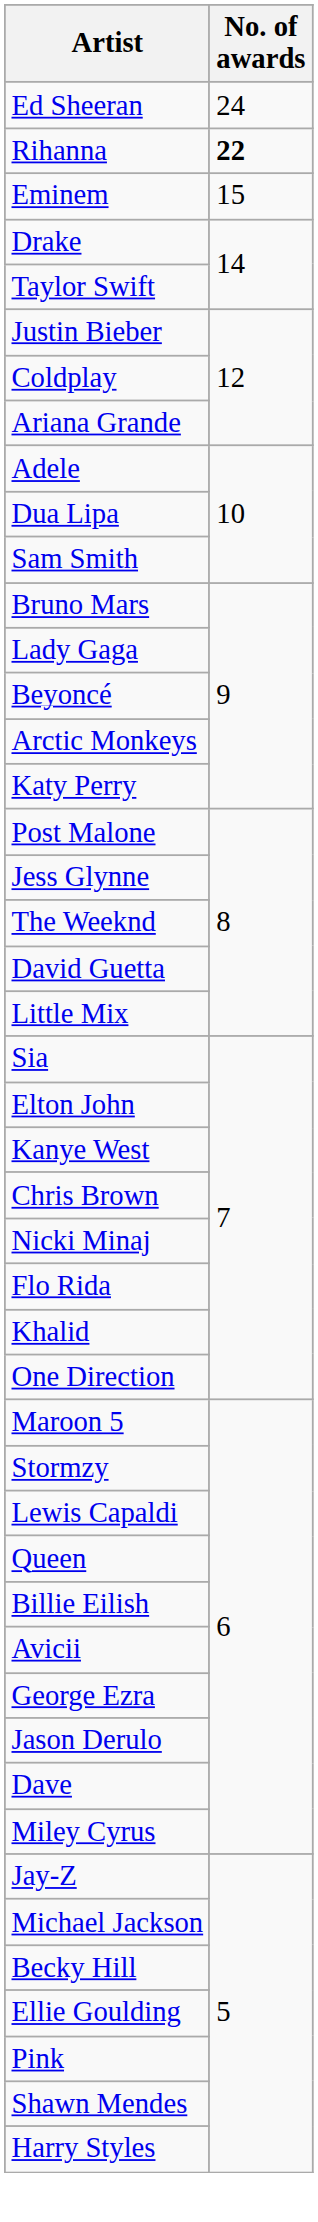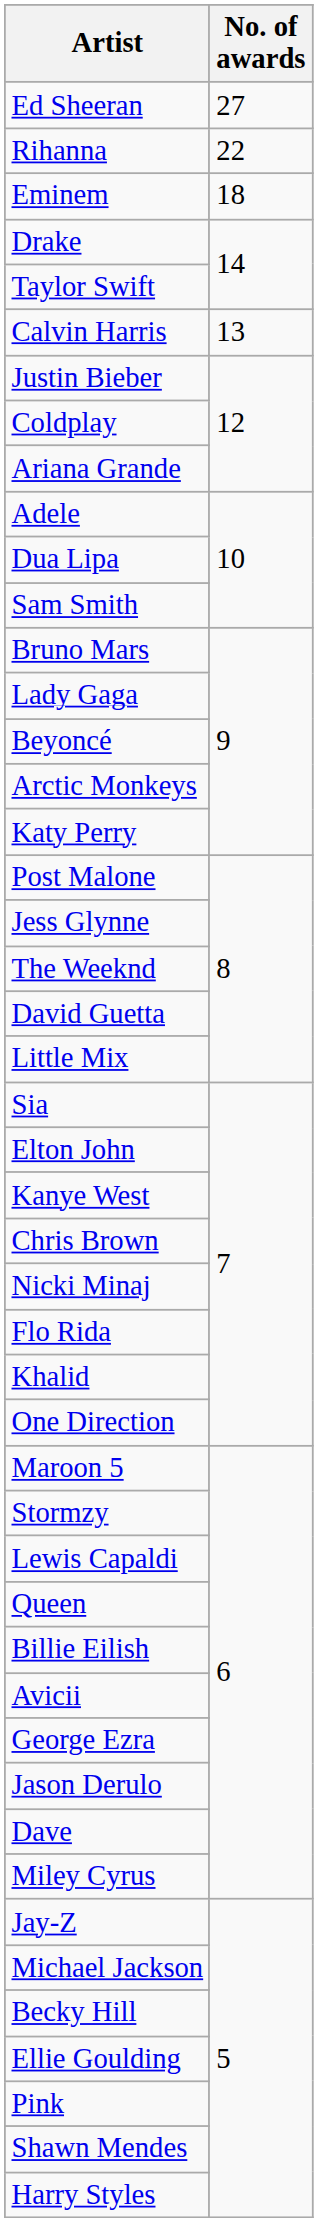(231, 104) 24 -> (231, 104) 27
(231, 150) bold -> (231, 150) normal
(231, 195) 15 -> (231, 195) 18
+ row: (89, 331)
